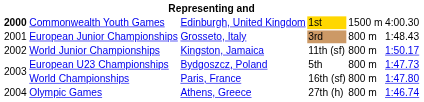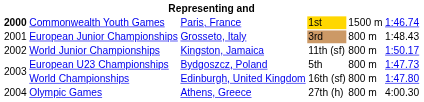(243, 22) Edinburgh, United Kingdom -> (211, 22) Paris, France
(402, 22) 4:00.30 -> (402, 22) 1:46.74
(211, 79) Paris, France -> (243, 79) Edinburgh, United Kingdom
(402, 93) 1:46.74 -> (402, 93) 4:00.30
